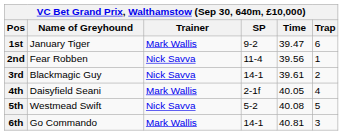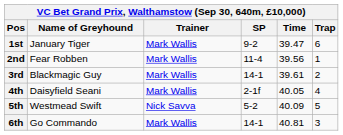(171, 59) Nick Savva -> (171, 59) Mark Wallis
(171, 75) Nick Savva -> (171, 75) Mark Wallis
(292, 106) 40.08 -> (292, 106) 40.09
